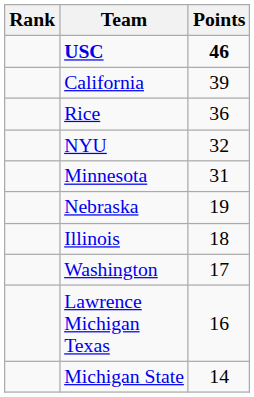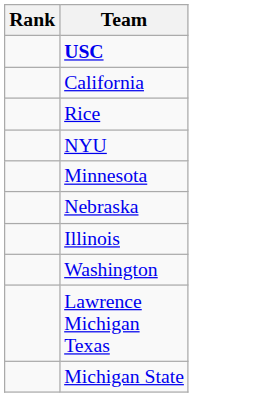- column: (219, 20)
